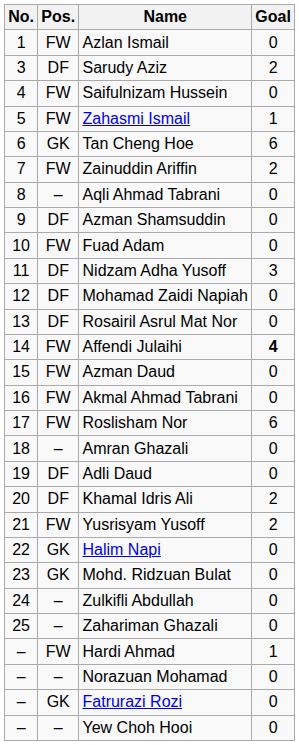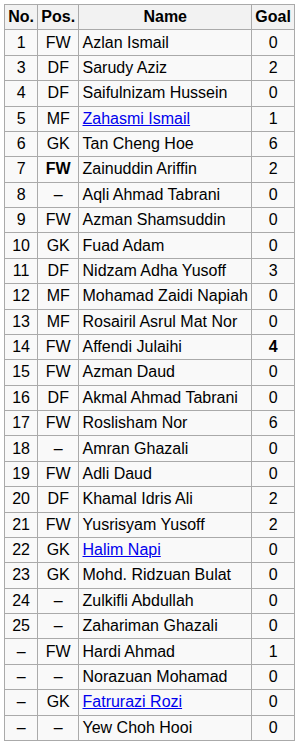(58, 93) FW -> (58, 93) DF
(58, 118) FW -> (58, 118) MF
(58, 169) normal -> (58, 169) bold
(58, 220) DF -> (58, 220) FW
(58, 245) FW -> (58, 245) GK
(58, 296) DF -> (58, 296) MF
(58, 321) DF -> (58, 321) MF
(58, 397) FW -> (58, 397) DF
(58, 473) DF -> (58, 473) FW
